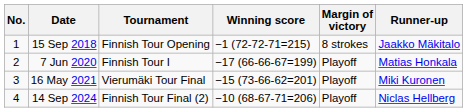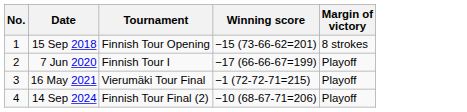- column: (419, 20)
(263, 44) −1 (72-72-71=215) -> (266, 44) −15 (73-66-62=201)
(266, 80) −15 (73-66-62=201) -> (263, 80) −1 (72-72-71=215)
